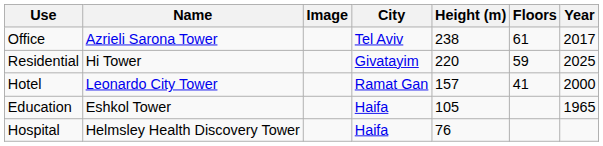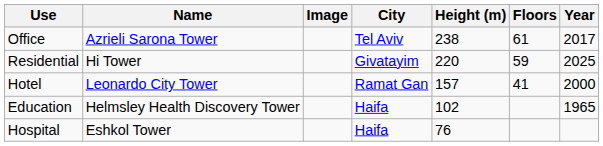(128, 107) Eshkol Tower -> (193, 107) Helmsley Health Discovery Tower
(447, 107) 105 -> (447, 107) 102
(193, 130) Helmsley Health Discovery Tower -> (128, 130) Eshkol Tower
